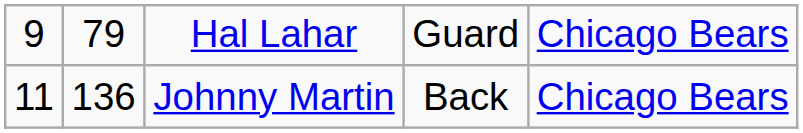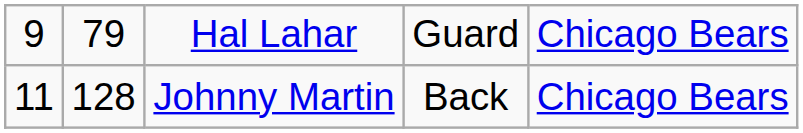(104, 95) 136 -> (104, 95) 128
